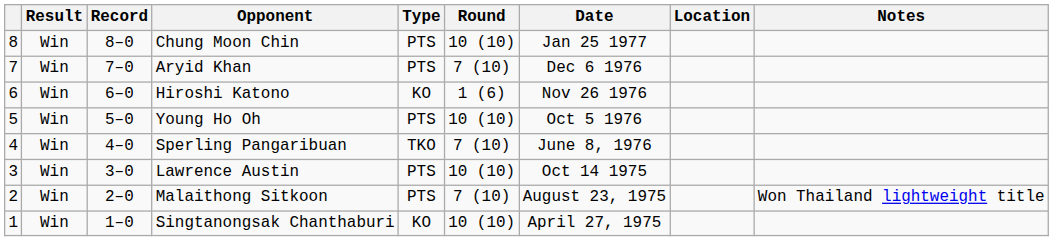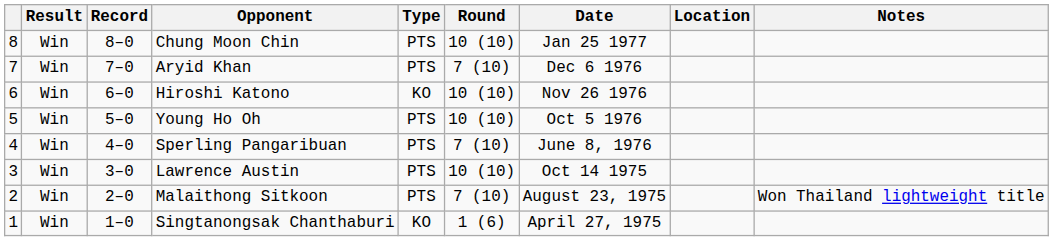(482, 95) 1 (6) -> (482, 95) 10 (10)
(421, 146) TKO -> (421, 146) PTS
(482, 224) 10 (10) -> (482, 224) 1 (6)
